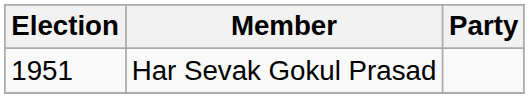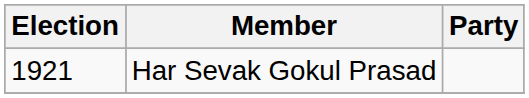(42, 70) 1951 -> (42, 70) 1921
